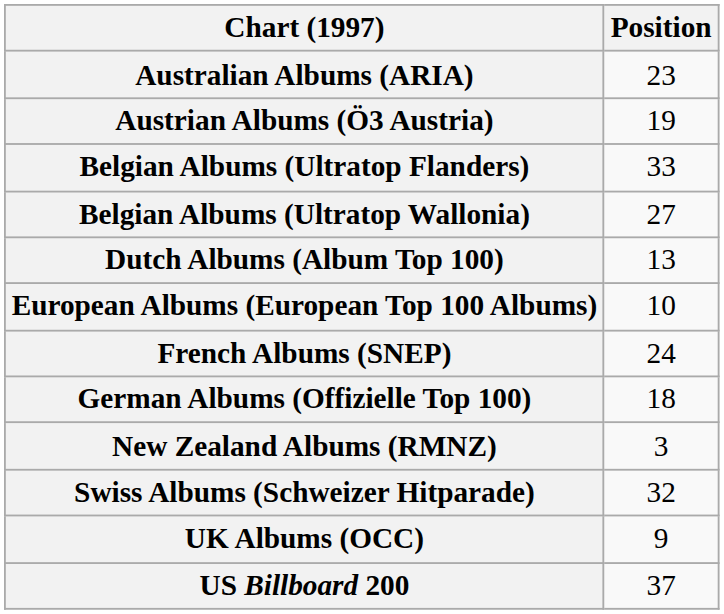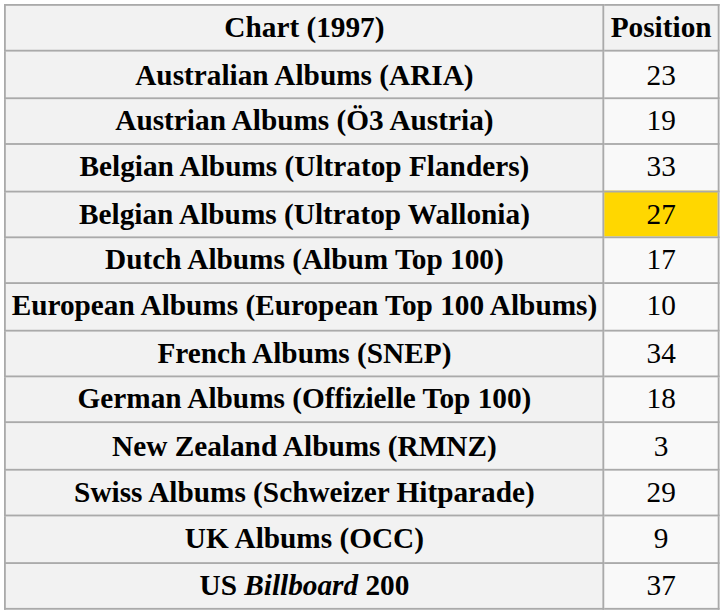(661, 213) no background -> (661, 213) gold background
(661, 259) 13 -> (661, 259) 17
(661, 352) 24 -> (661, 352) 34
(661, 492) 32 -> (661, 492) 29
